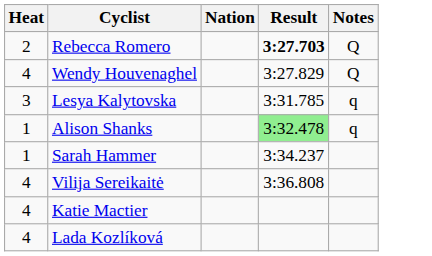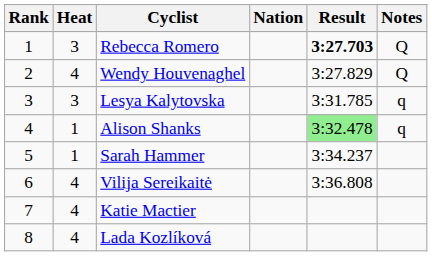+ column: (29, 18)
(26, 45) 2 -> (75, 45) 3
